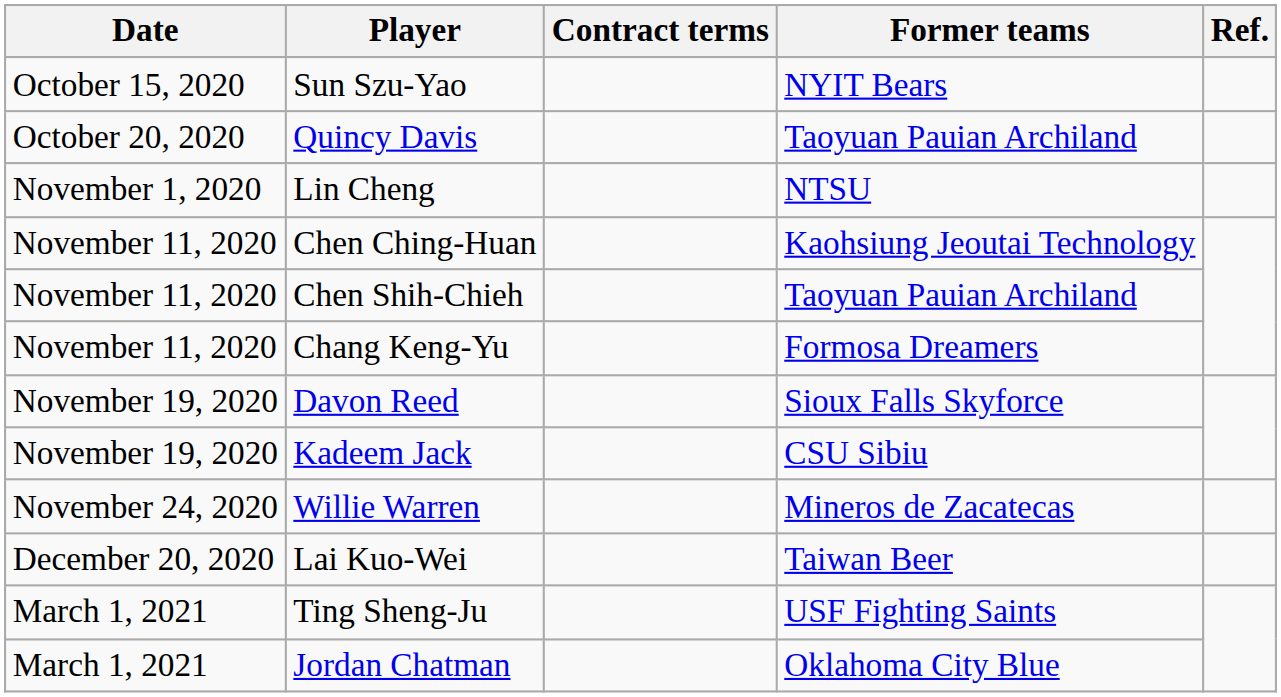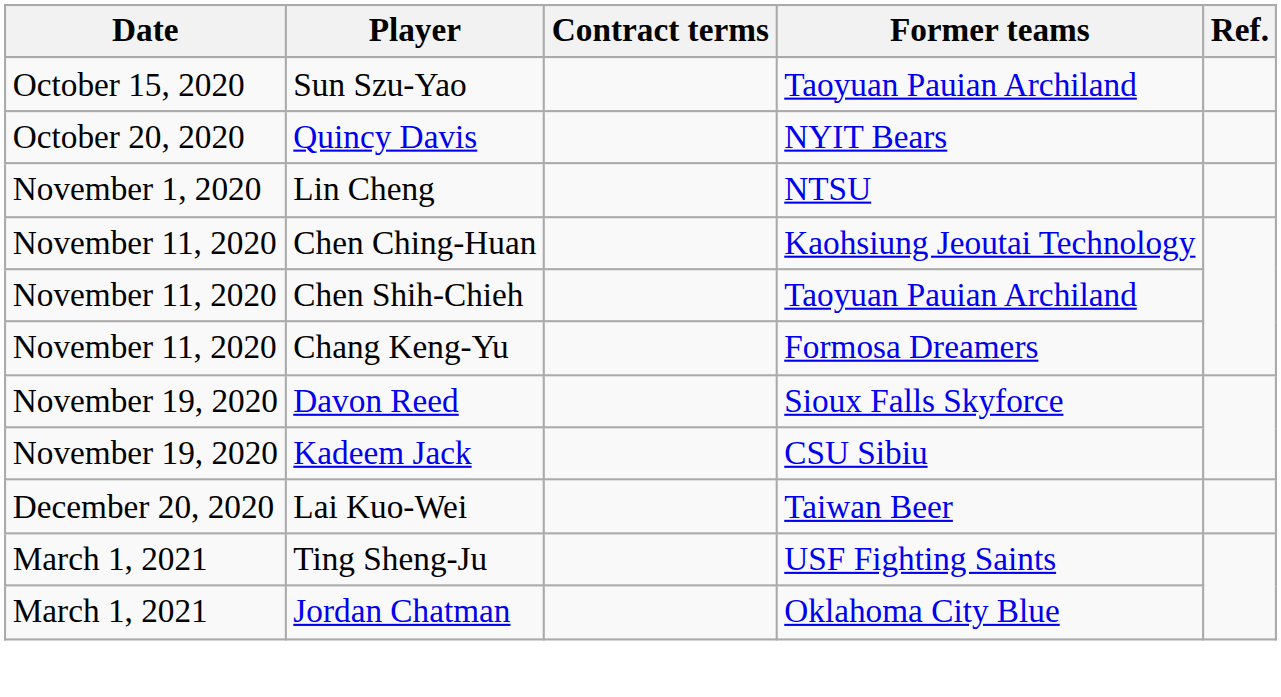(866, 83) NYIT Bears -> (961, 83) Taoyuan Pauian Archiland
(961, 136) Taoyuan Pauian Archiland -> (866, 136) NYIT Bears
- row: (387, 505)
